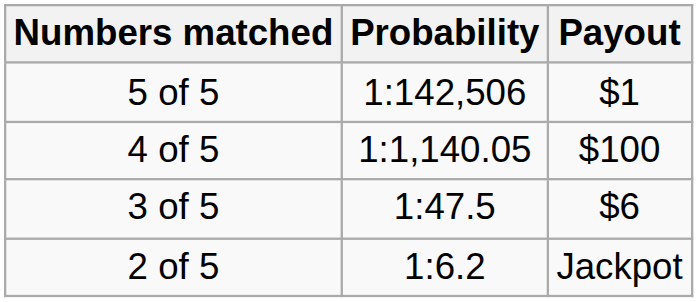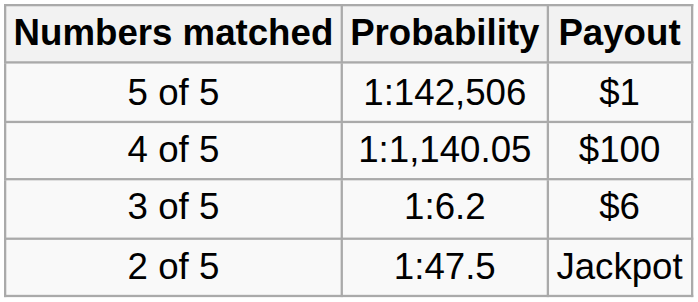(445, 207) 1:47.5 -> (445, 207) 1:6.2
(445, 265) 1:6.2 -> (445, 265) 1:47.5
